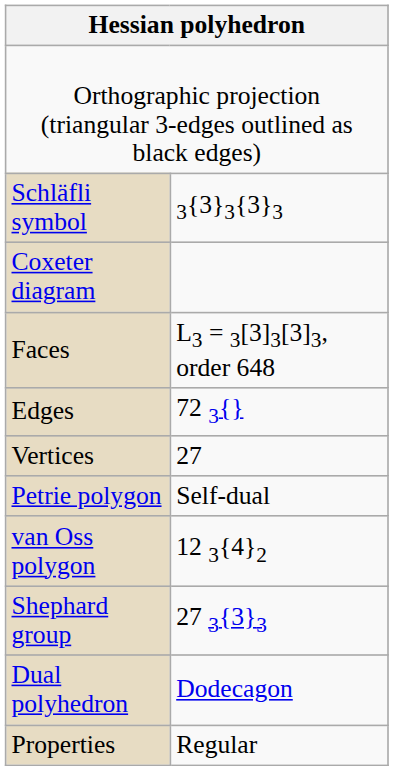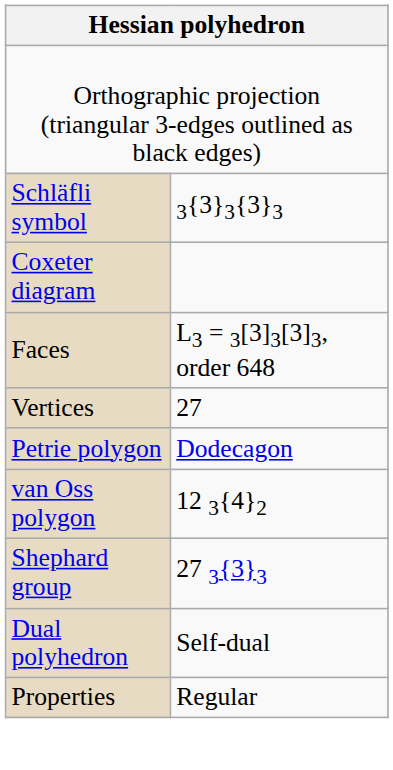- row: (43, 411)
(223, 495) Self-dual -> (234, 448) Dodecagon
(234, 689) Dodecagon -> (223, 642) Self-dual
